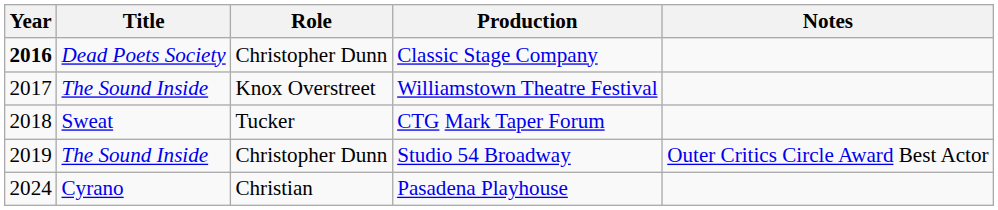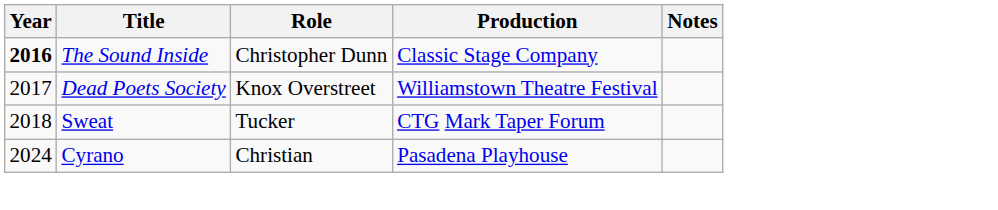(144, 54) Dead Poets Society -> (135, 54) The Sound Inside
(135, 88) The Sound Inside -> (144, 88) Dead Poets Society
- row: (484, 155)
